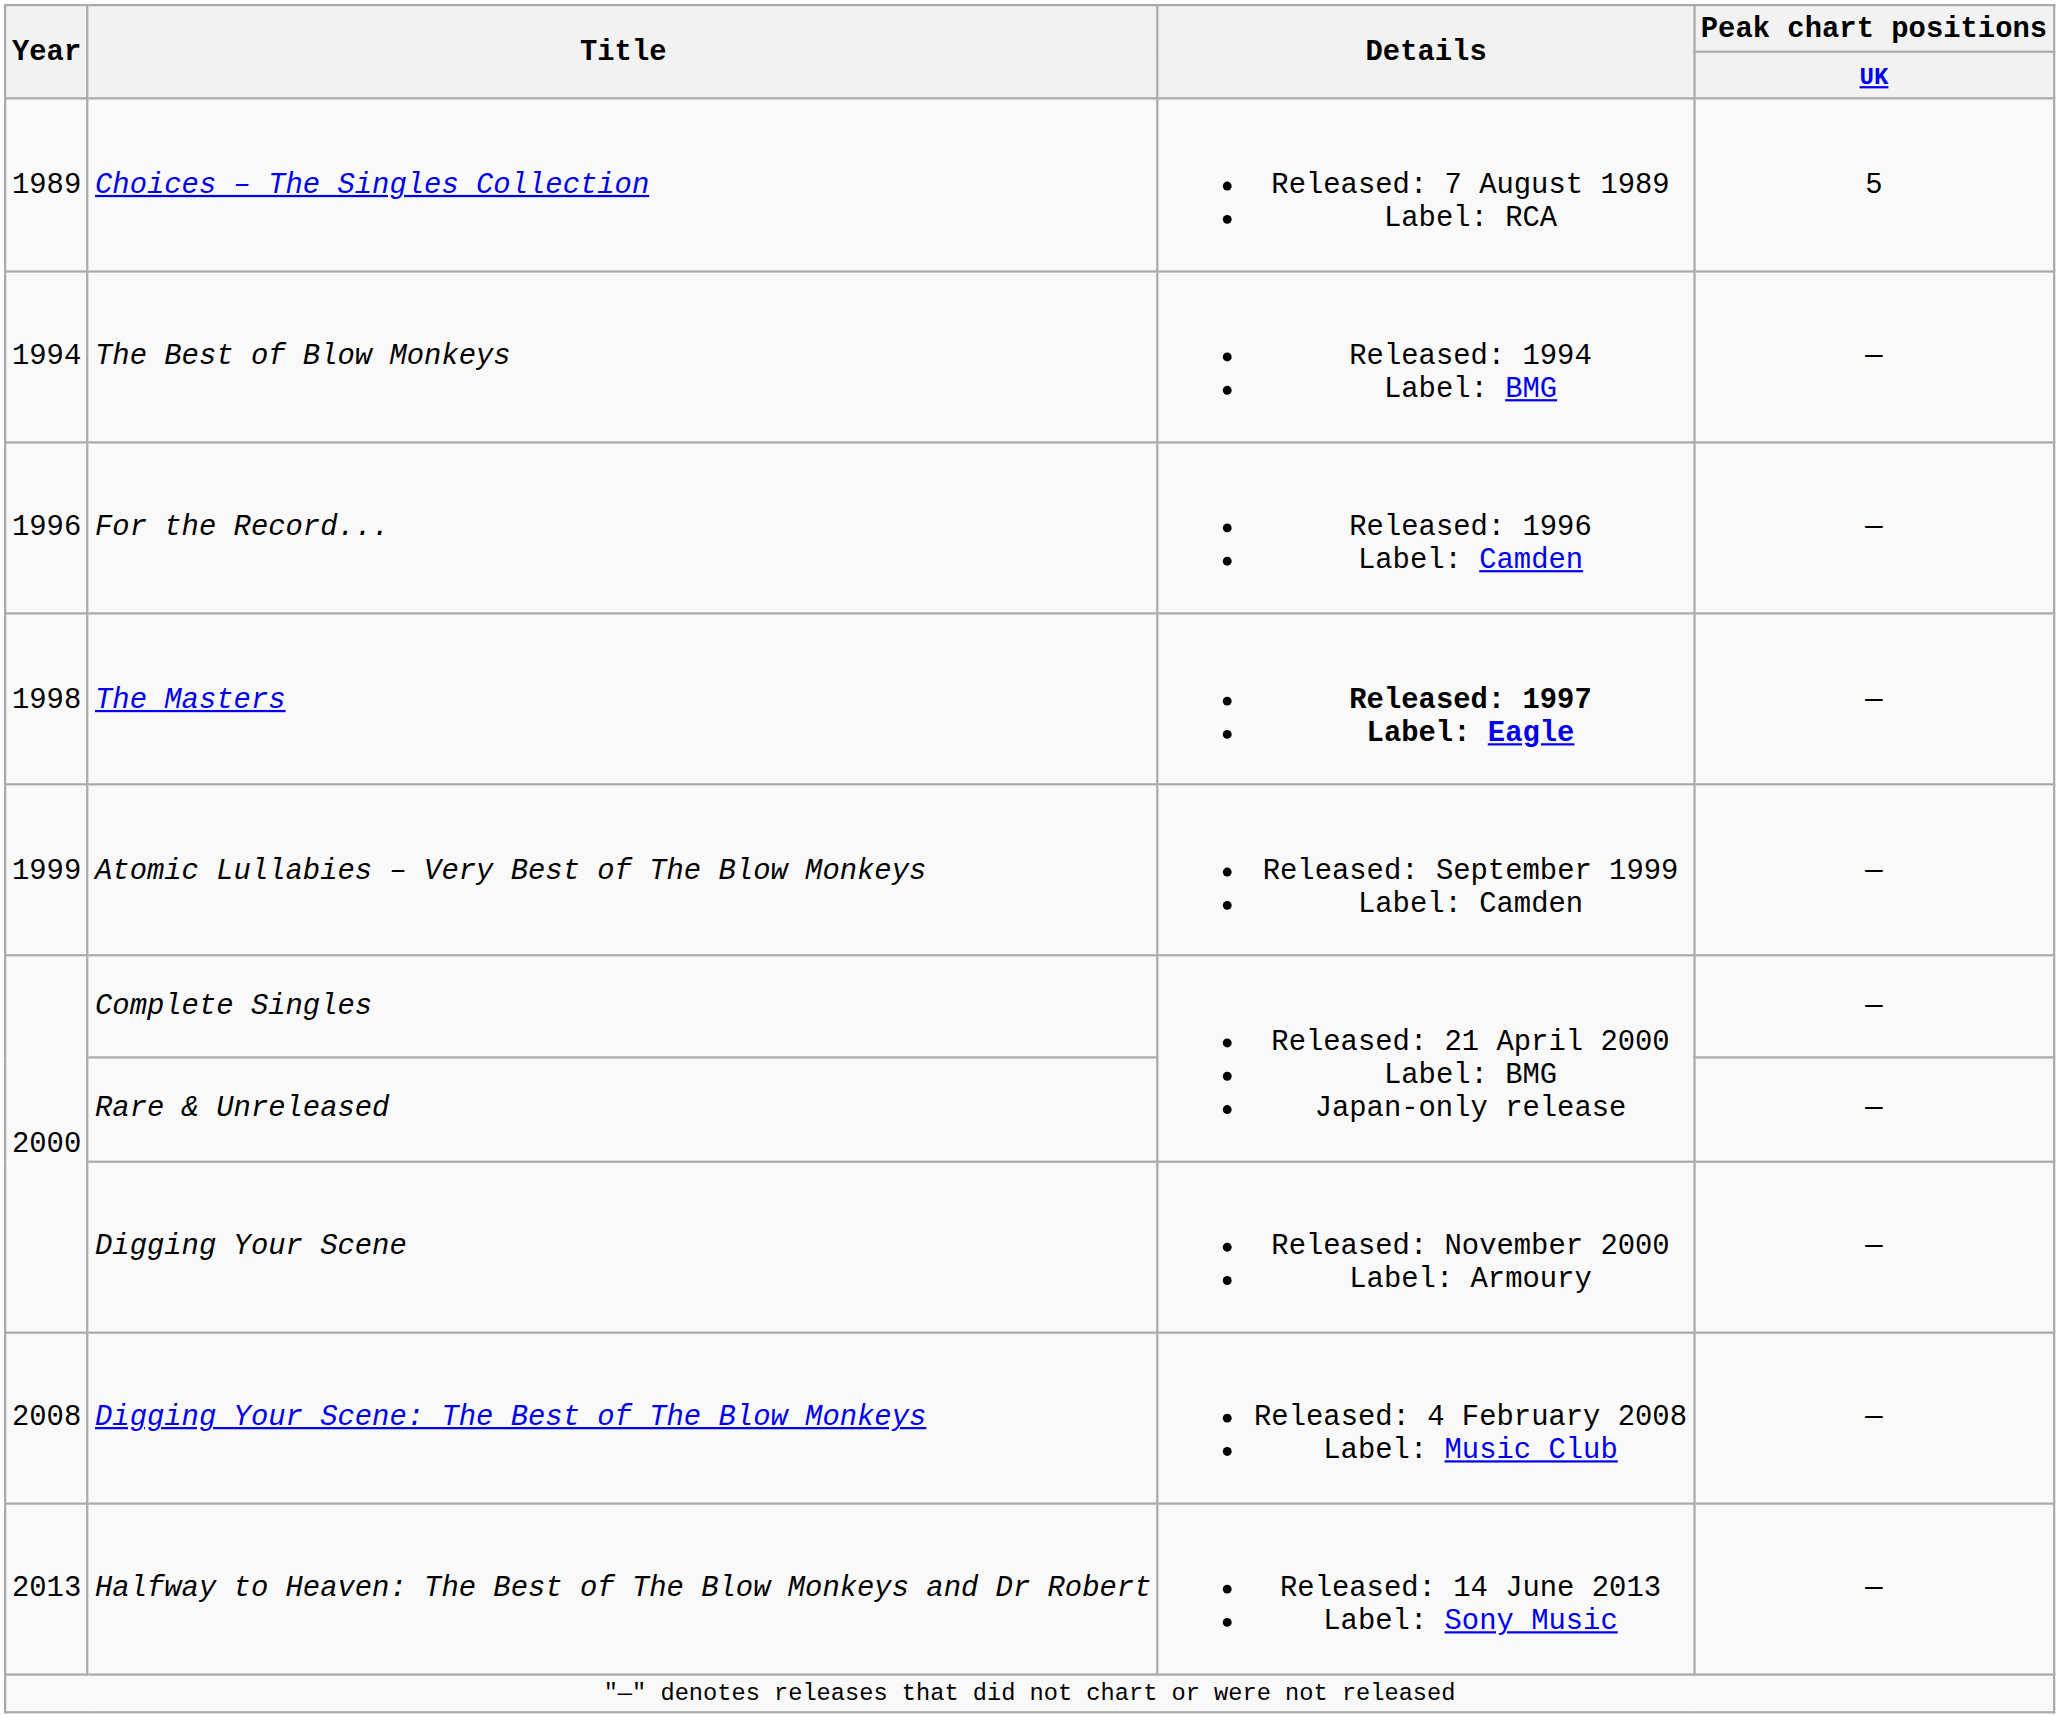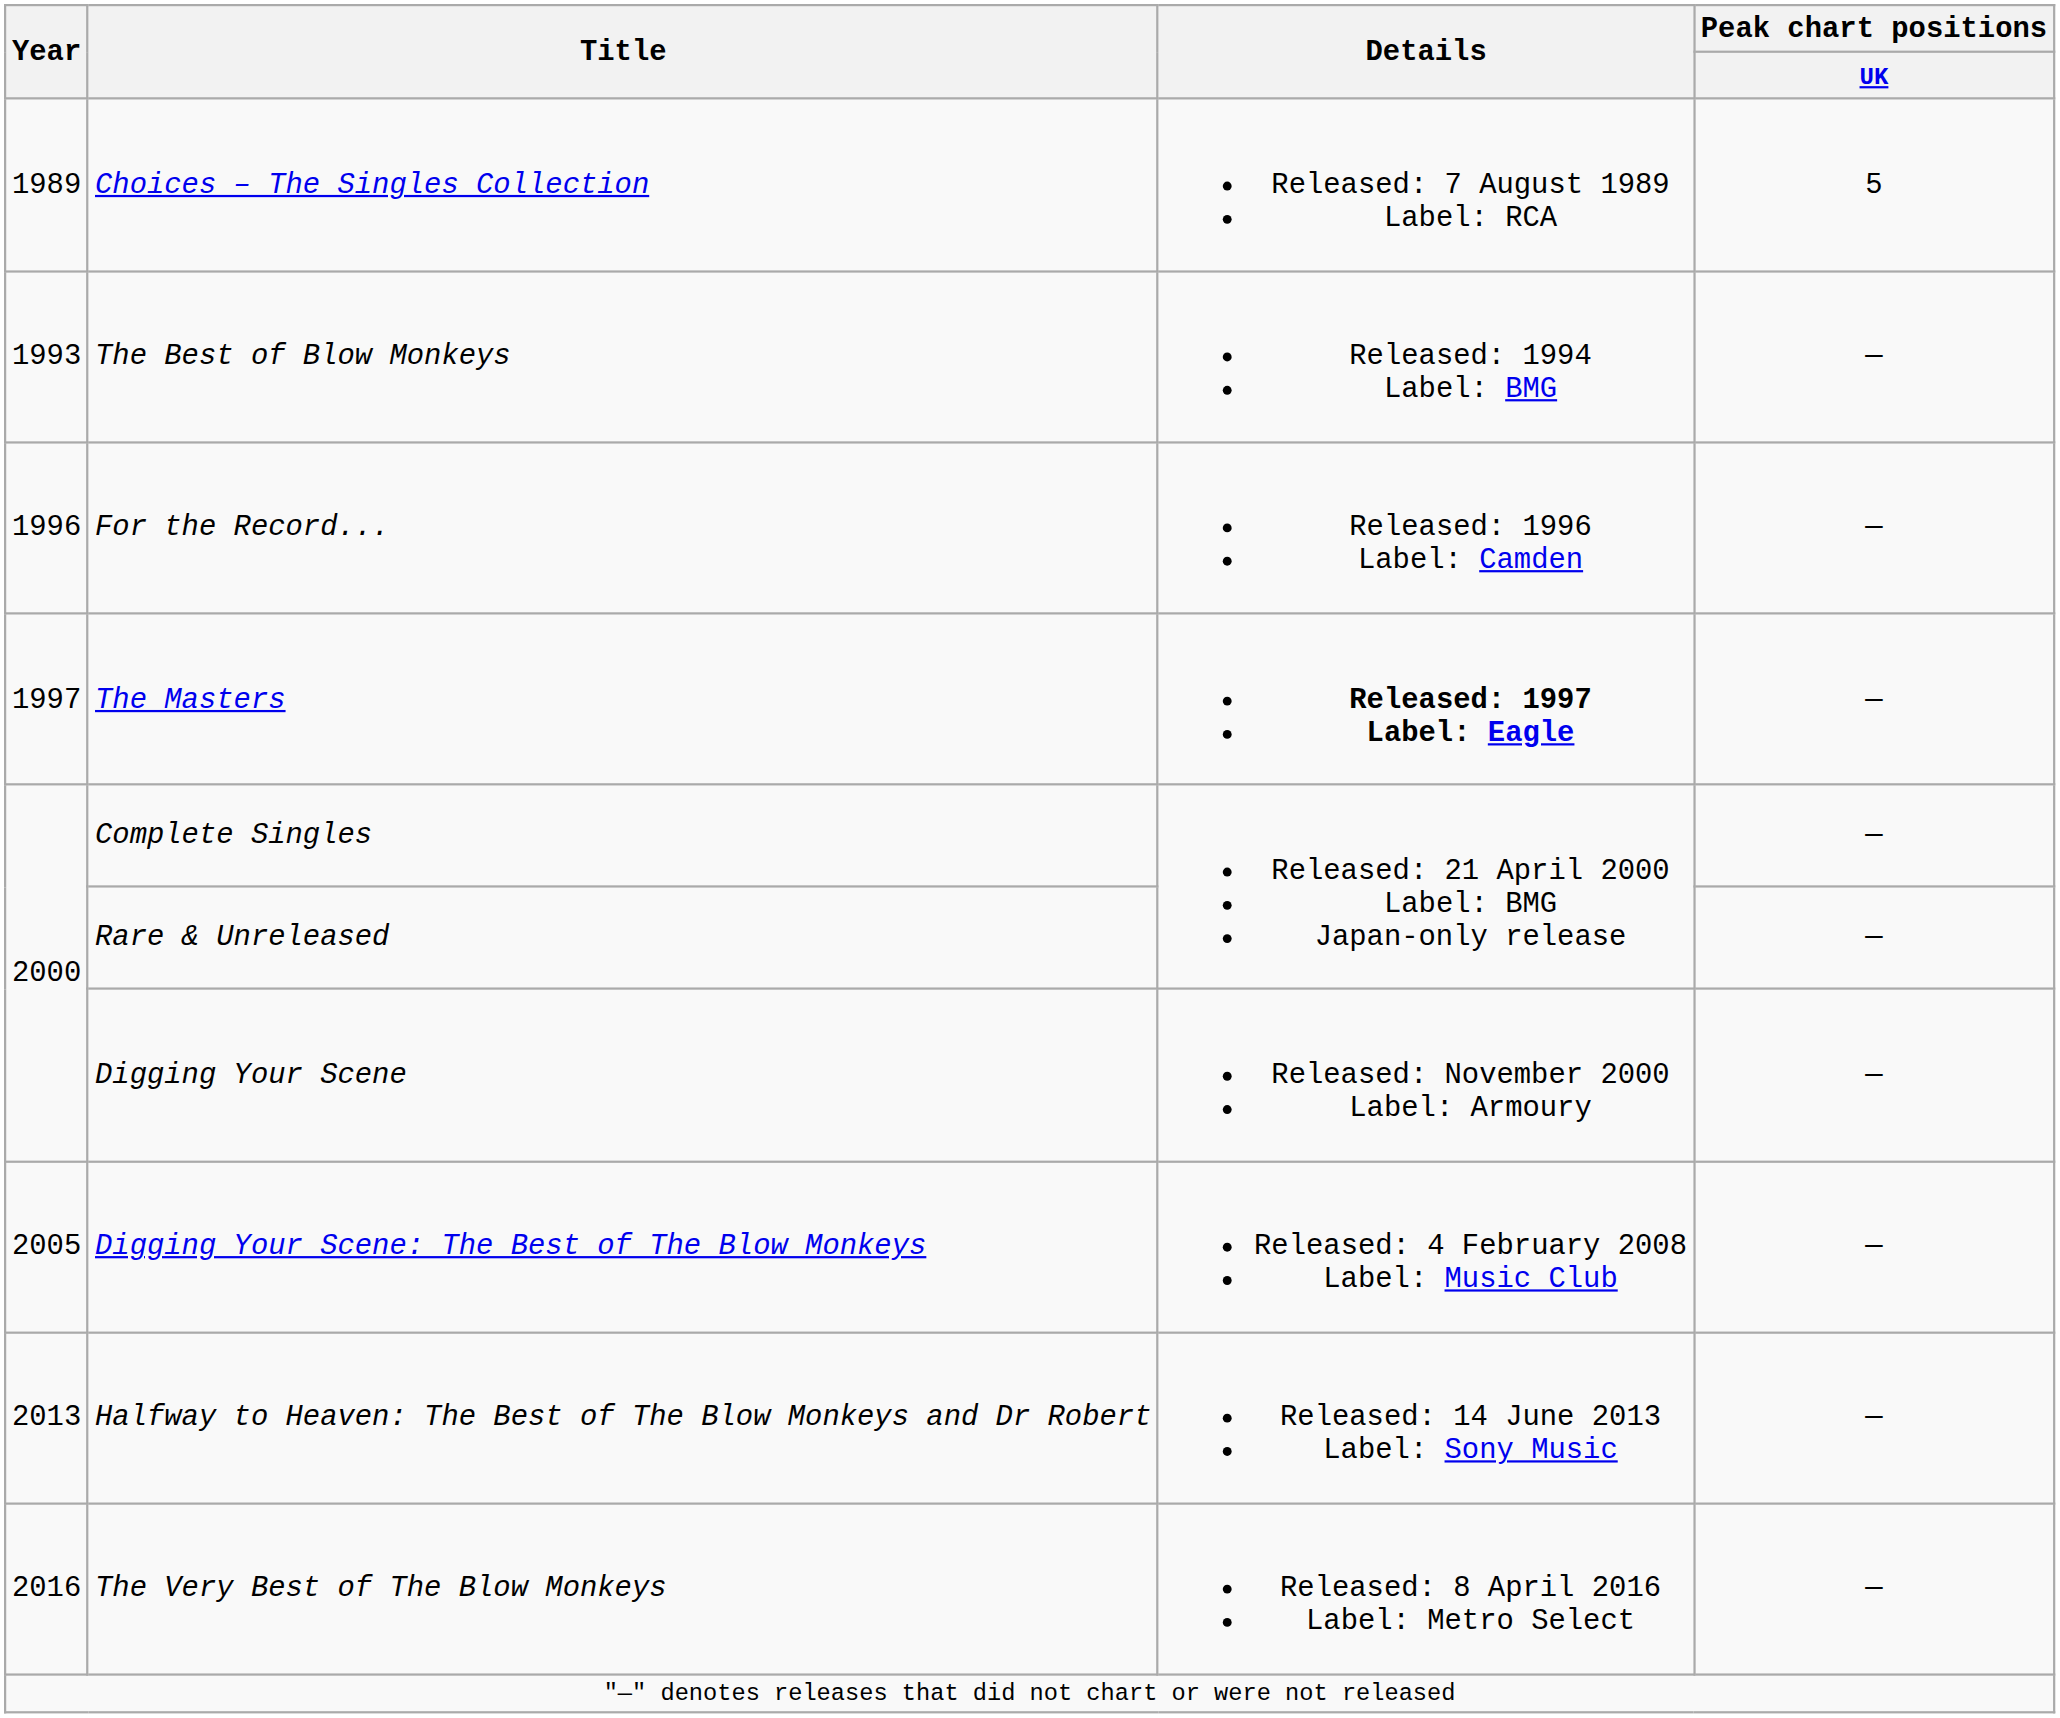(47, 356) 1994 -> (47, 356) 1993
(47, 699) 1998 -> (47, 699) 1997
- row: (511, 870)
(47, 1418) 2008 -> (47, 1246) 2005
+ row: (381, 1589)
